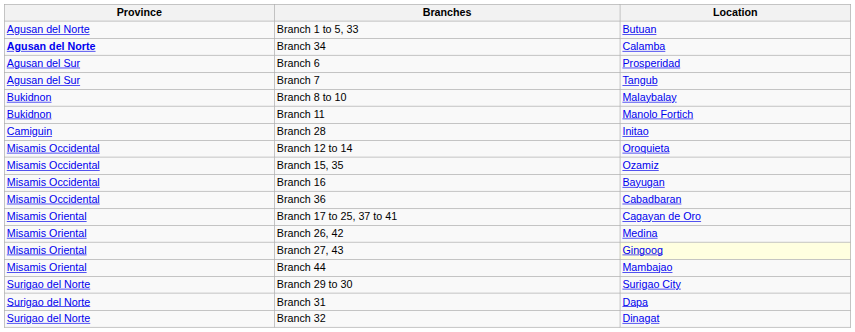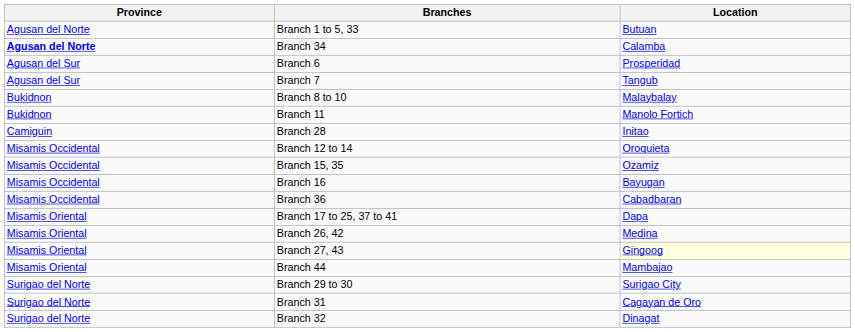(662, 217) Cagayan de Oro -> (635, 217) Dapa
(635, 302) Dapa -> (662, 302) Cagayan de Oro
